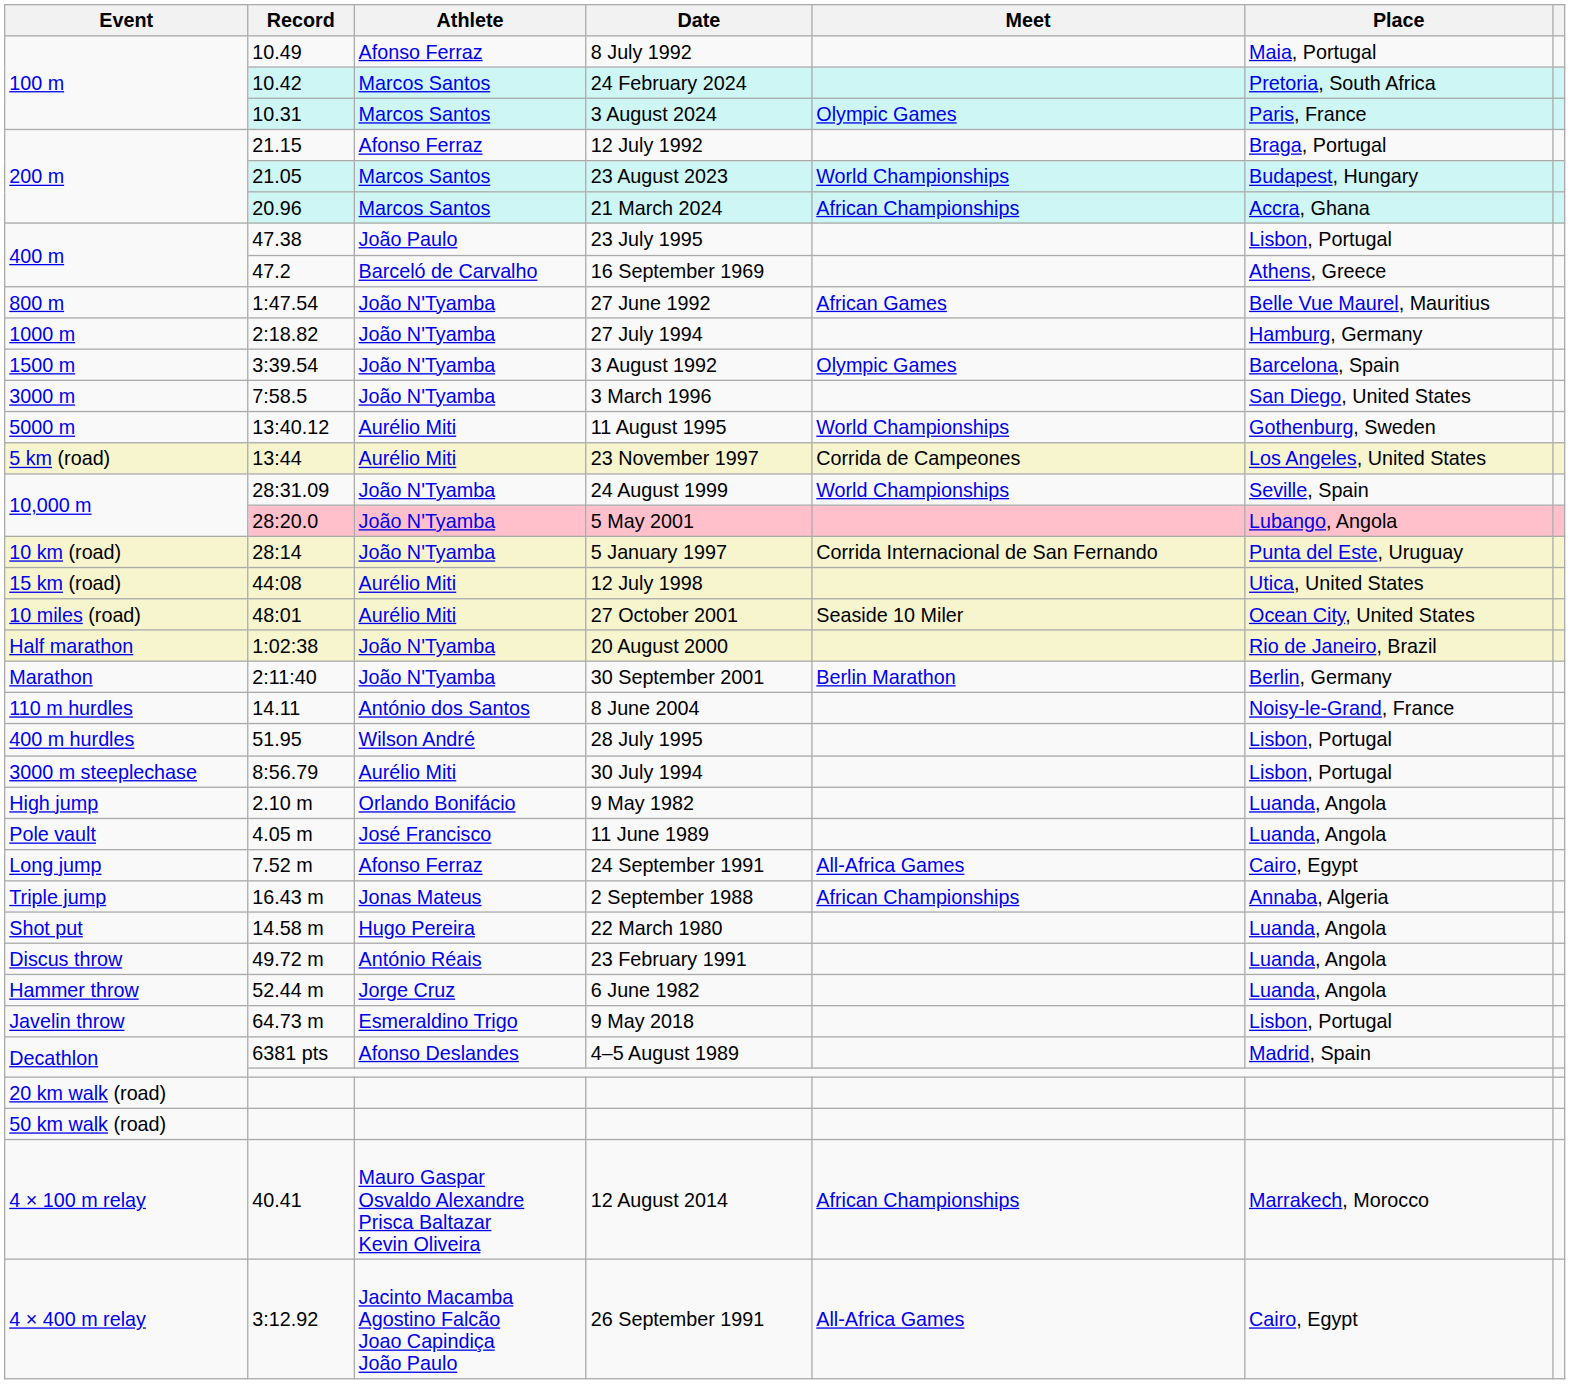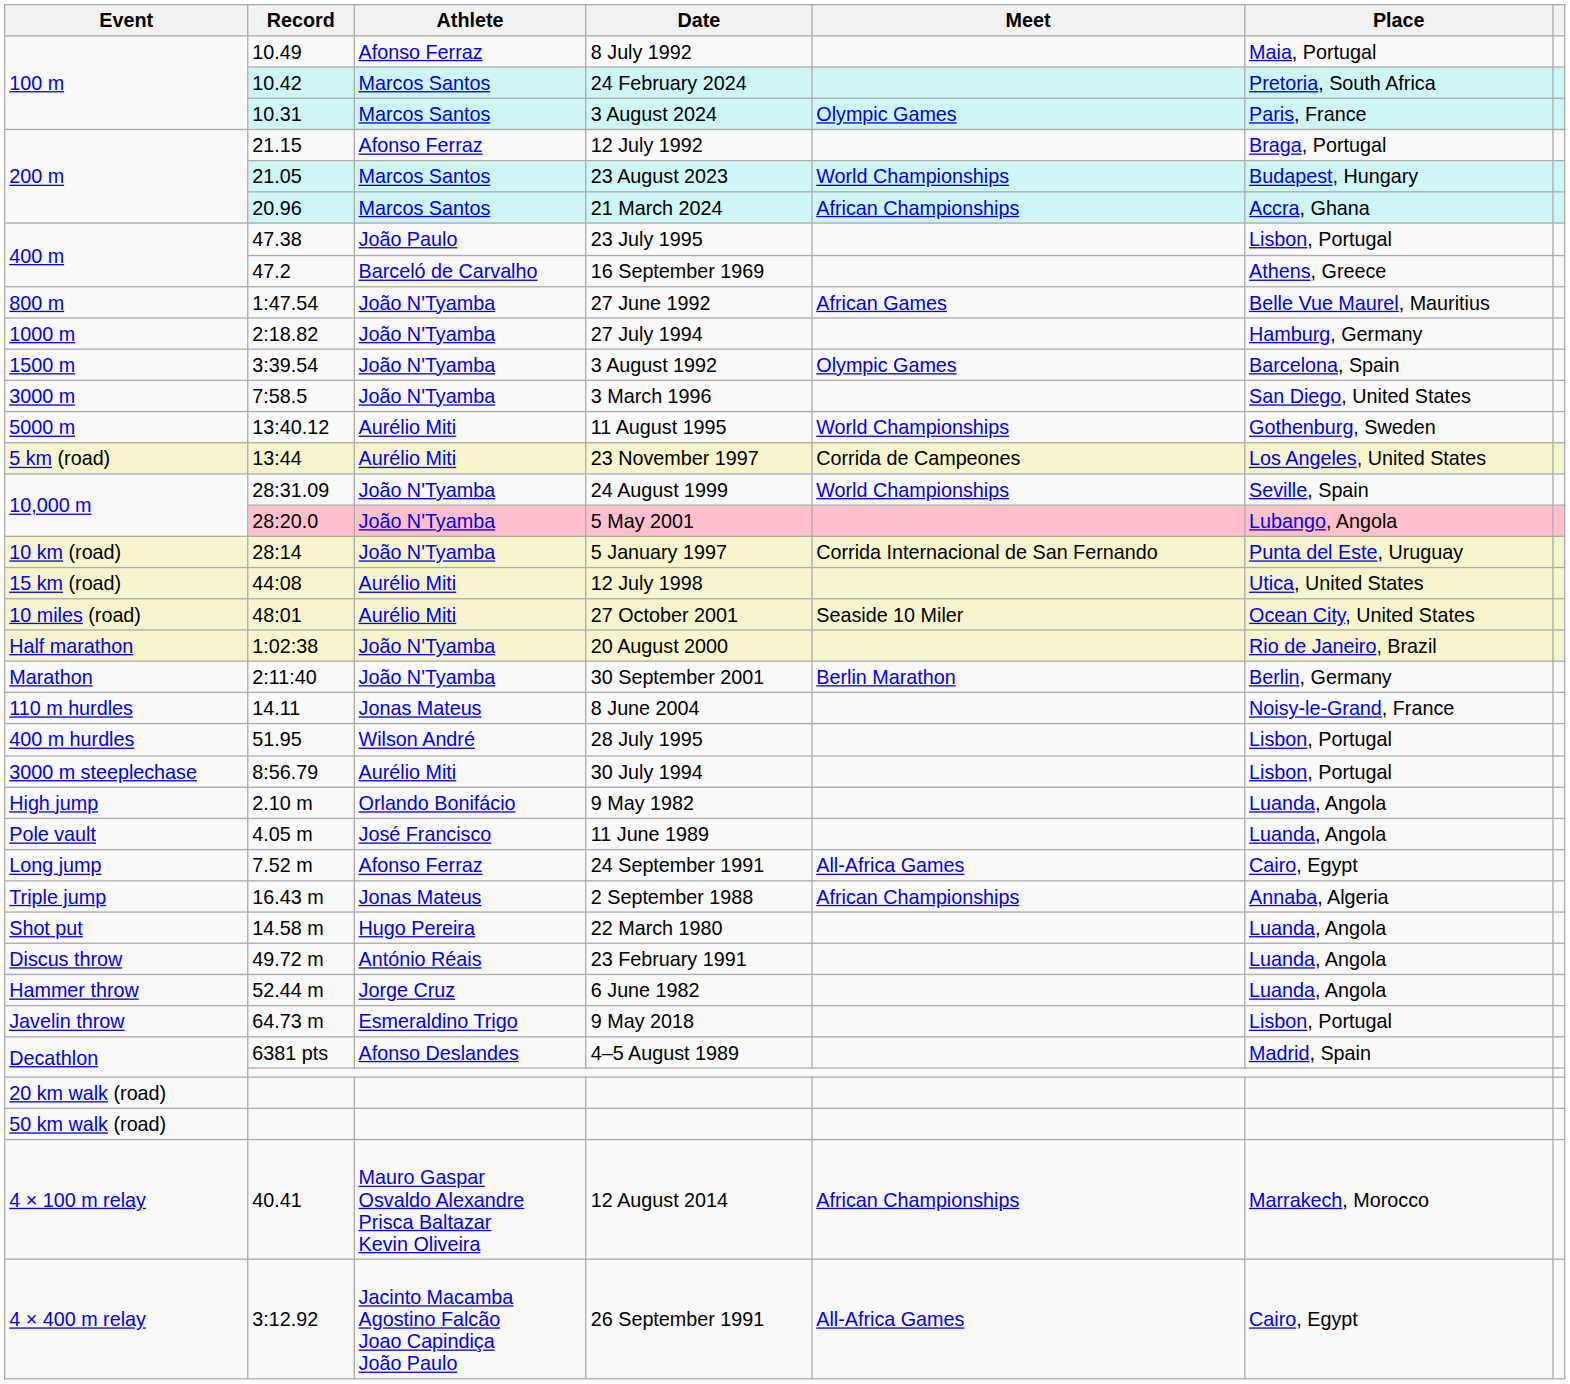(444, 709) António dos Santos -> (420, 709) Jonas Mateus
